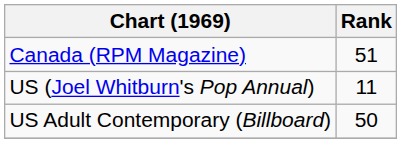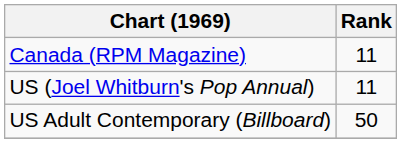(366, 54) 51 -> (366, 54) 11
